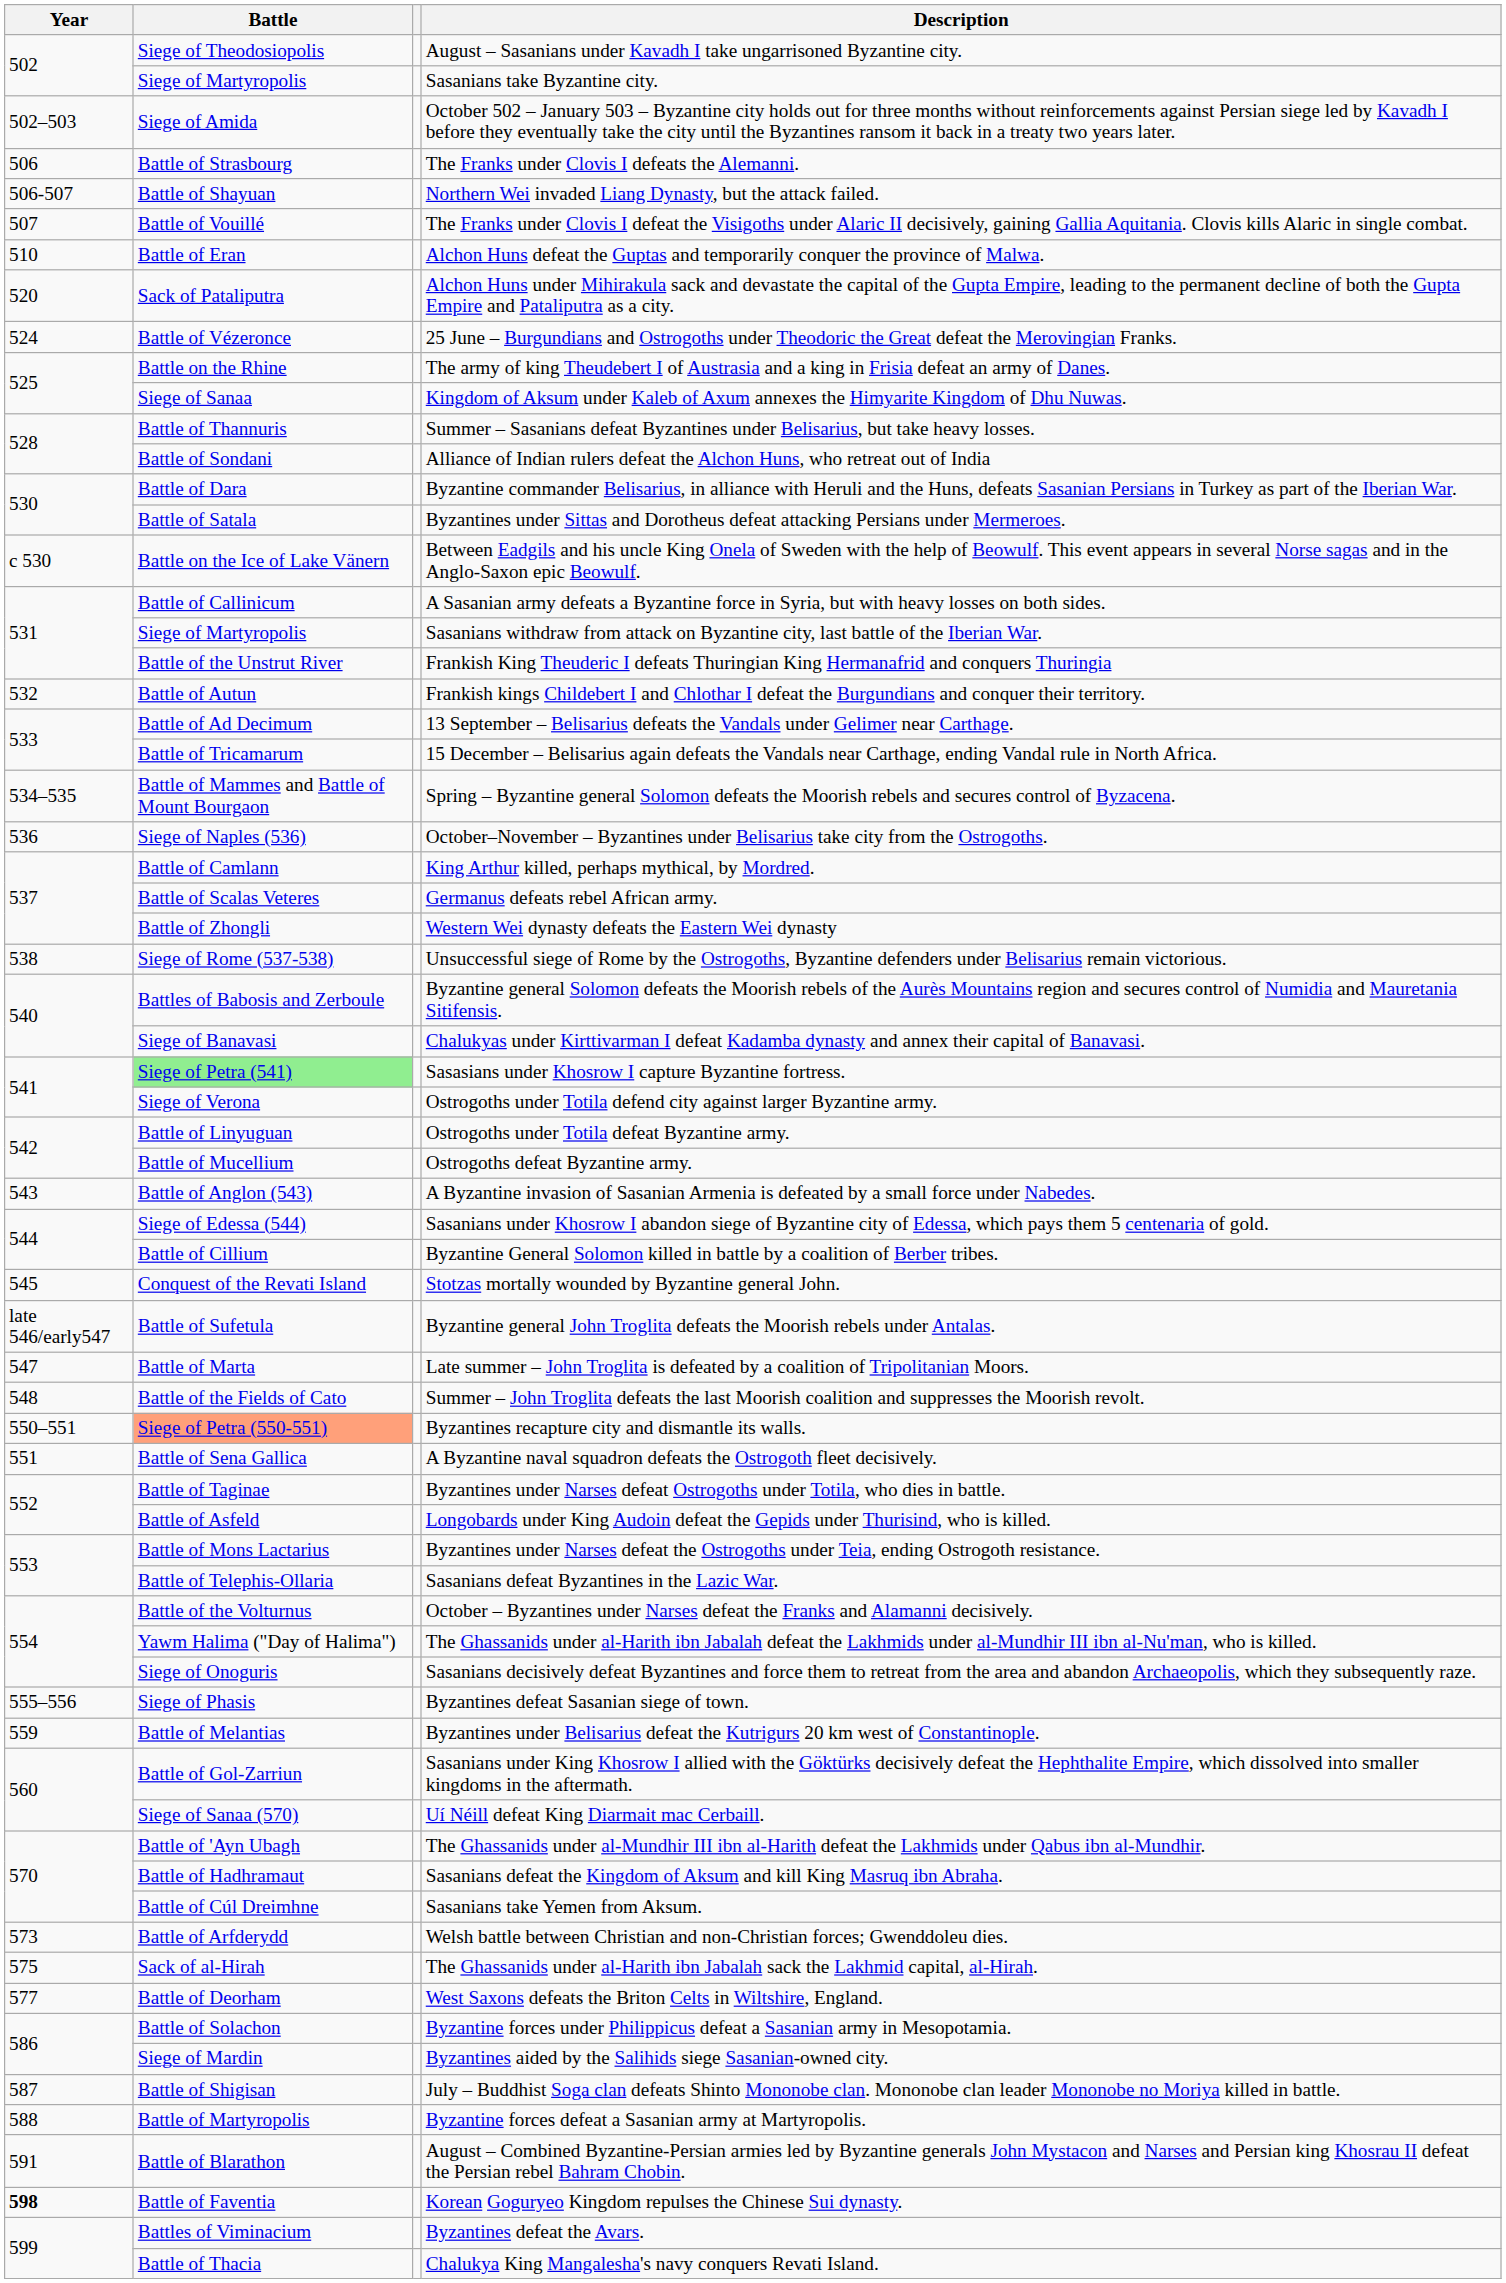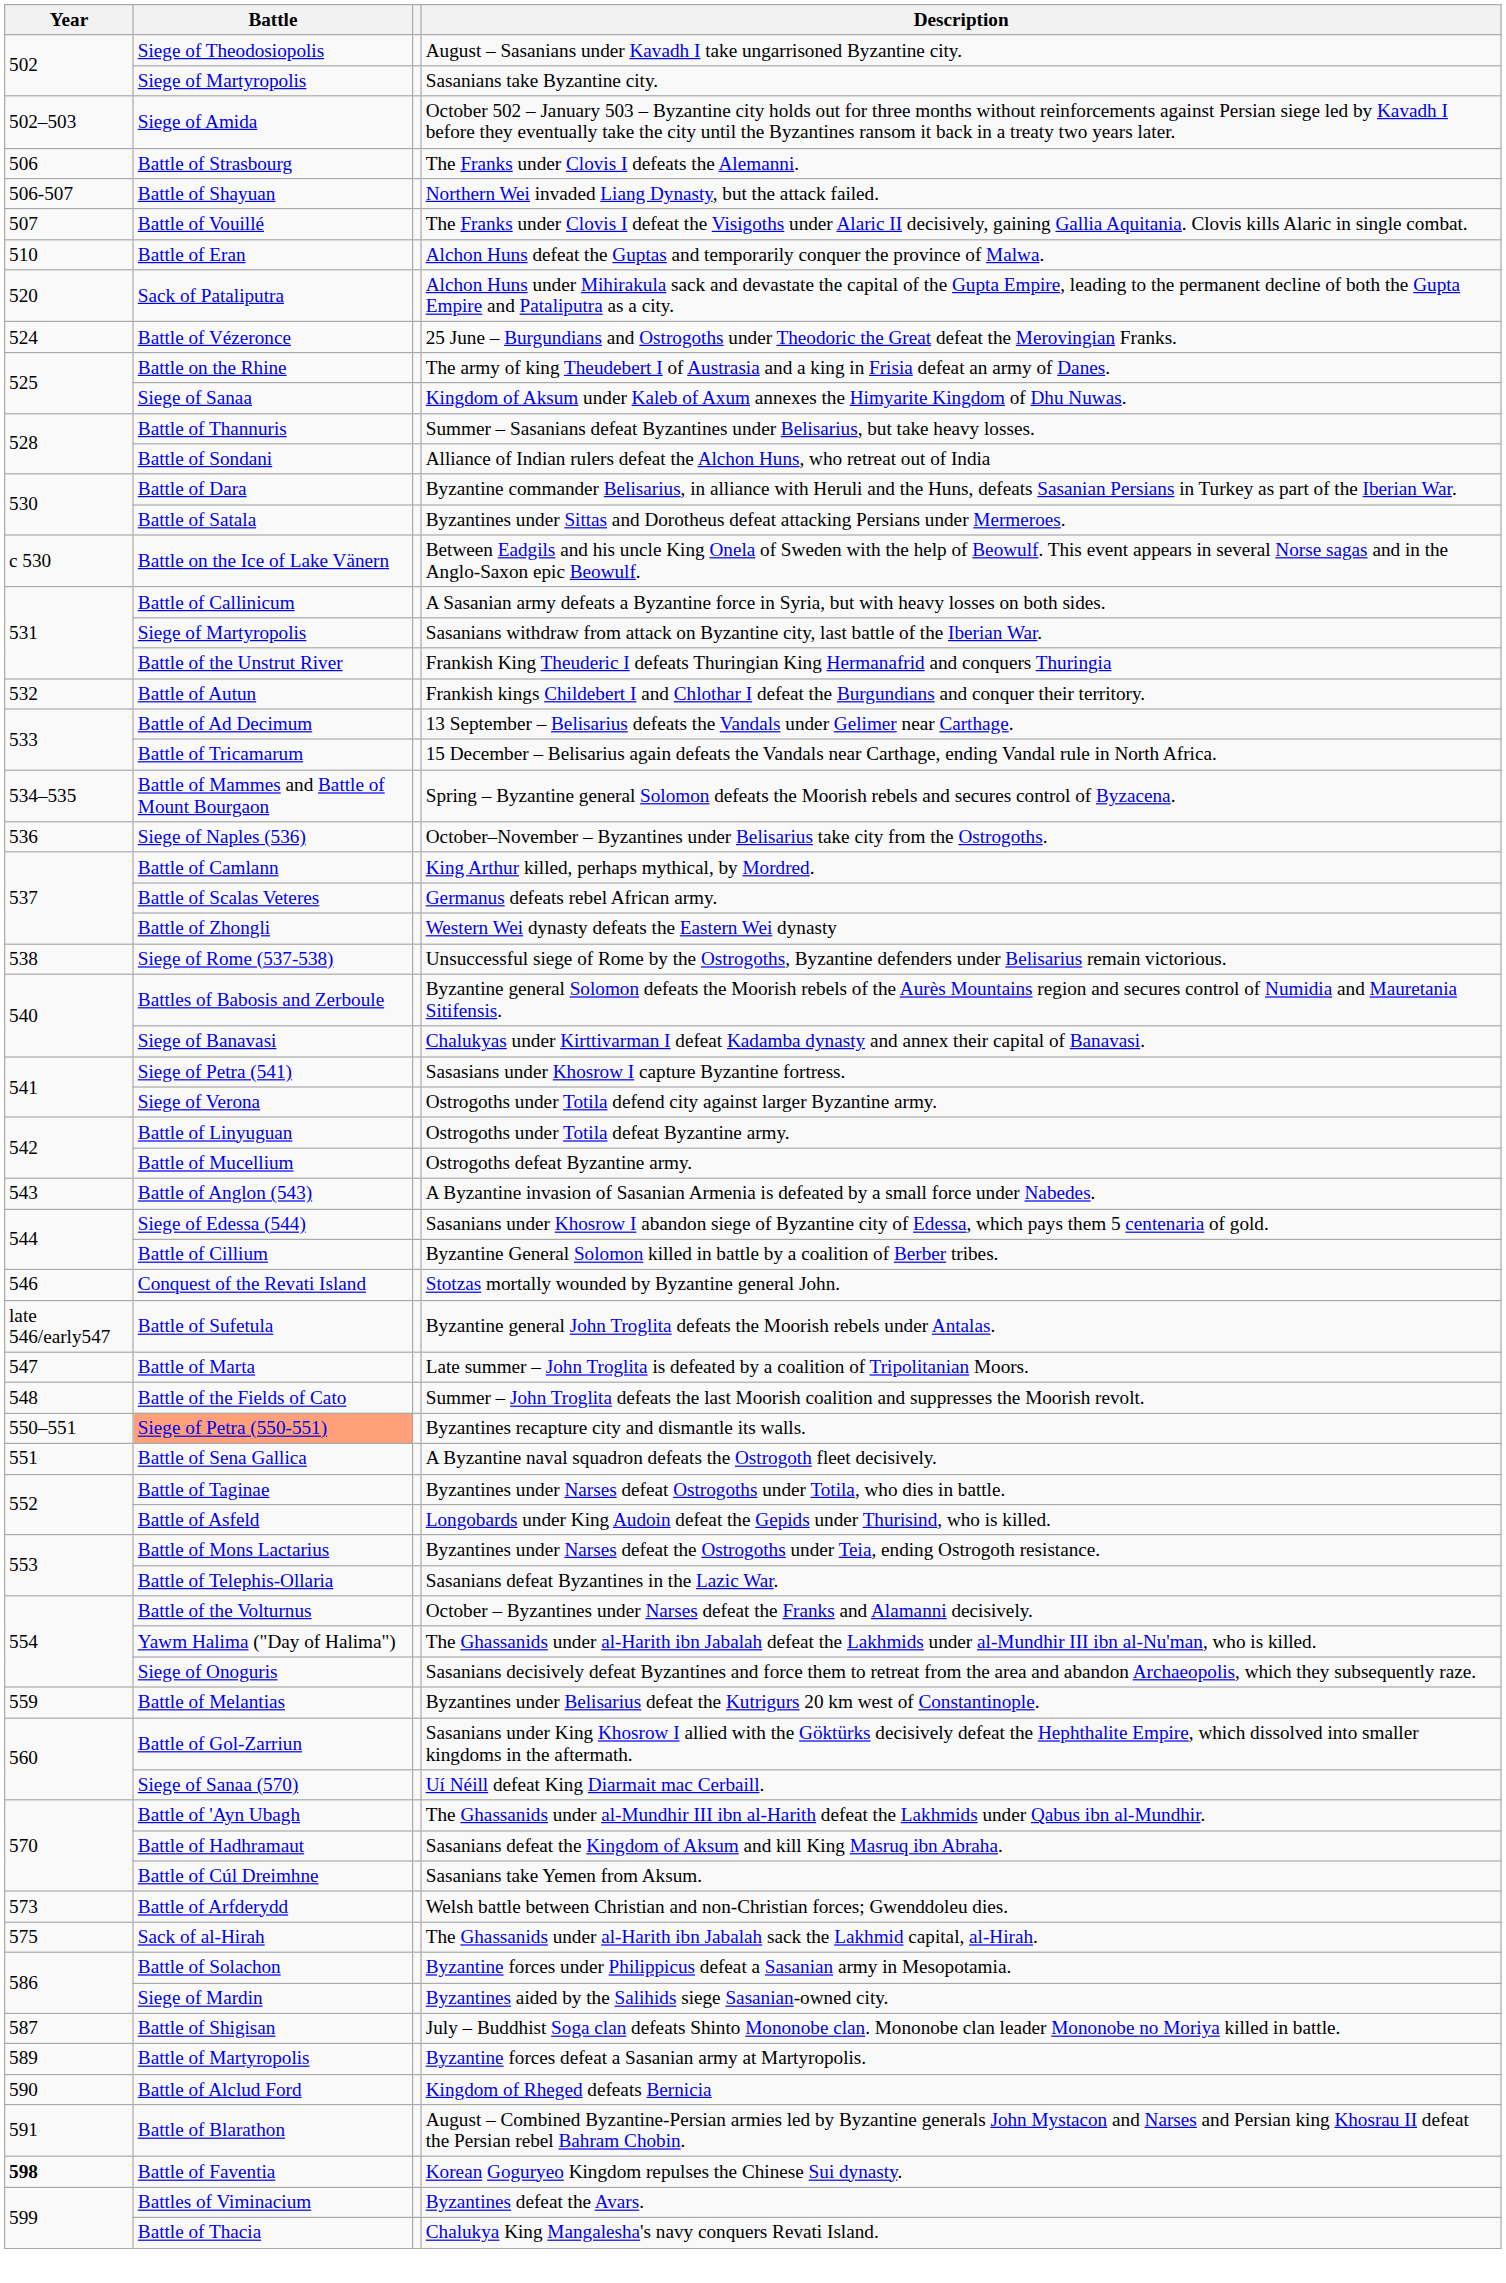(215, 1071) lightgreen background -> (215, 1071) no background
(23, 1284) 545 -> (23, 1284) 546
- row: (587, 1702)
- row: (654, 1997)
(23, 2119) 588 -> (23, 2058) 589
+ row: (569, 2089)
